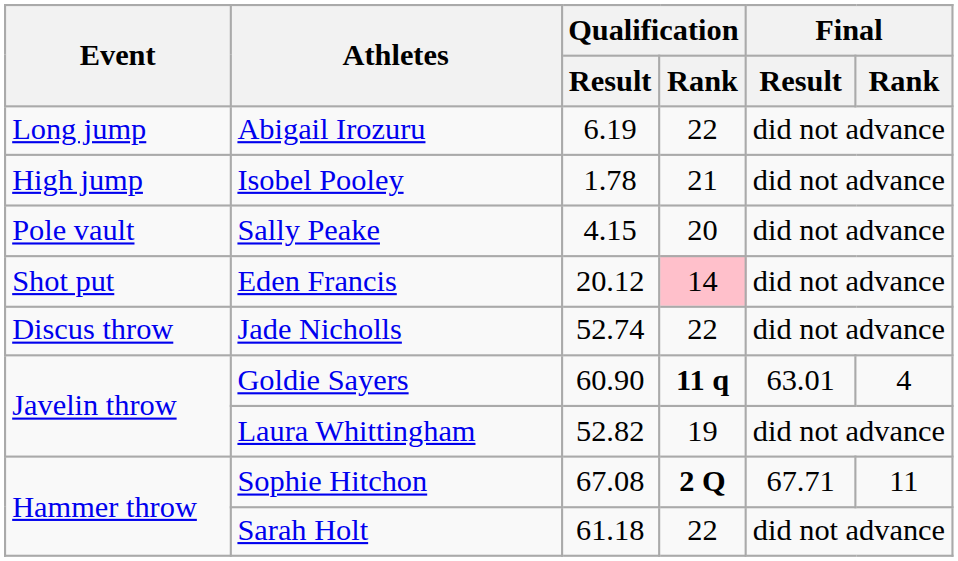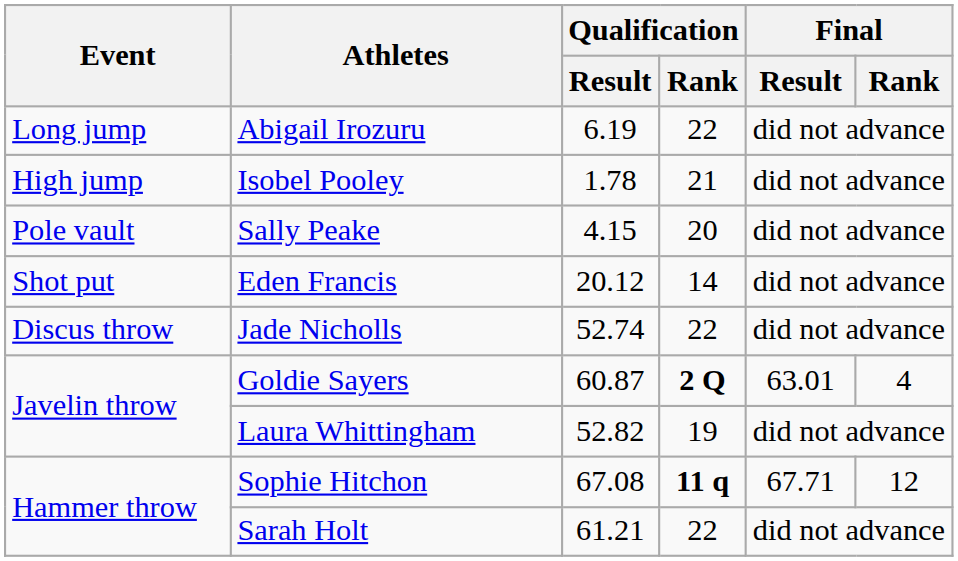(702, 280) pink background -> (702, 280) no background
(610, 380) 60.90 -> (610, 380) 60.87
(702, 380) 11 q -> (703, 380) 2 Q
(703, 480) 2 Q -> (702, 480) 11 q
(904, 480) 11 -> (904, 480) 12
(610, 531) 61.18 -> (610, 531) 61.21
